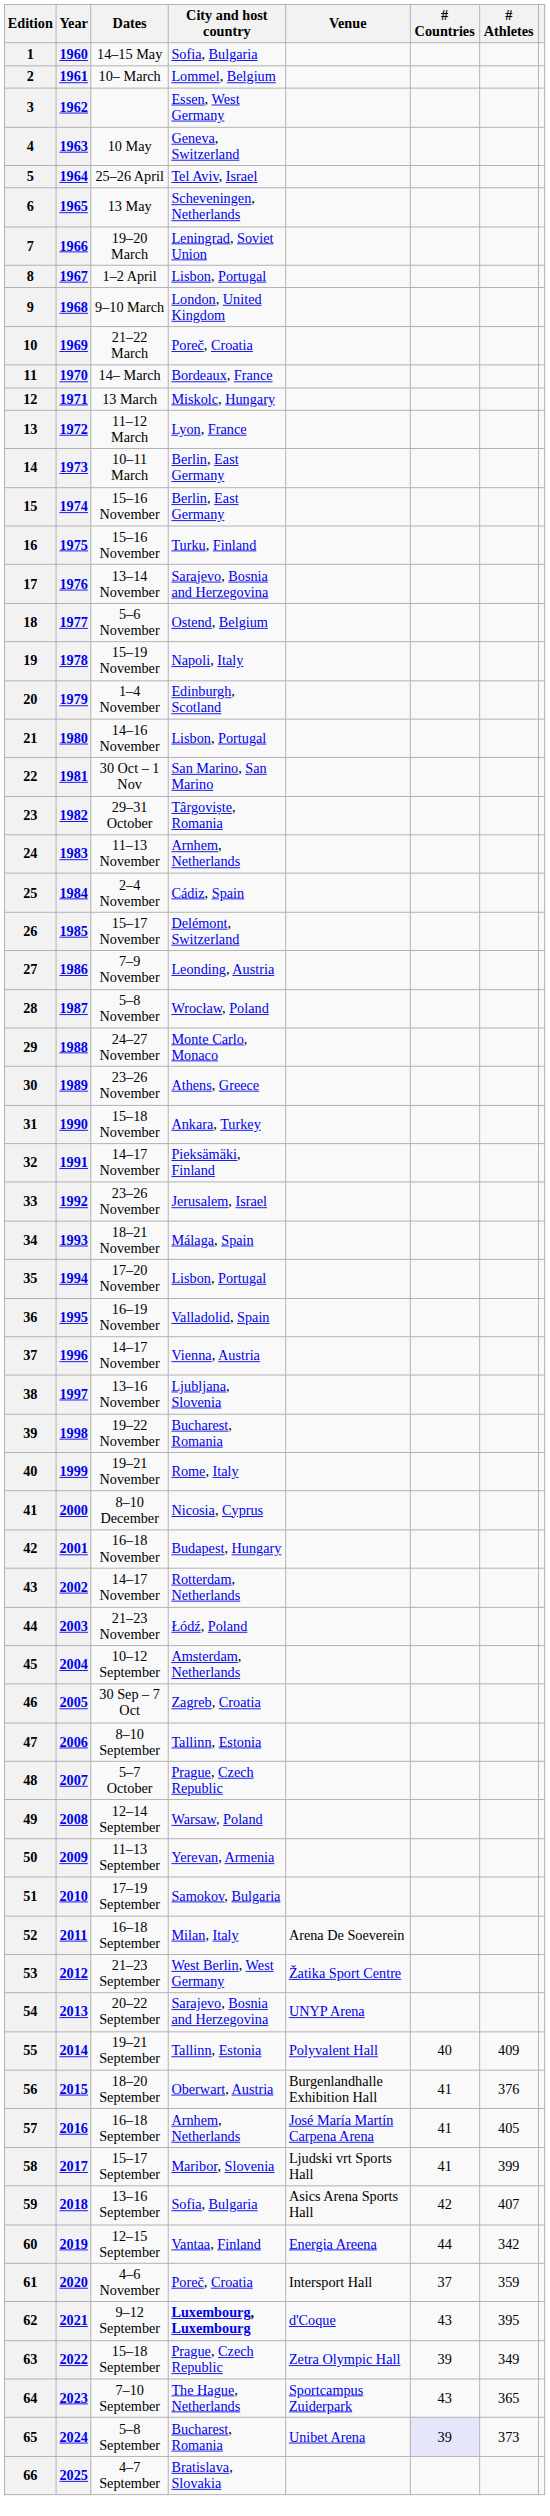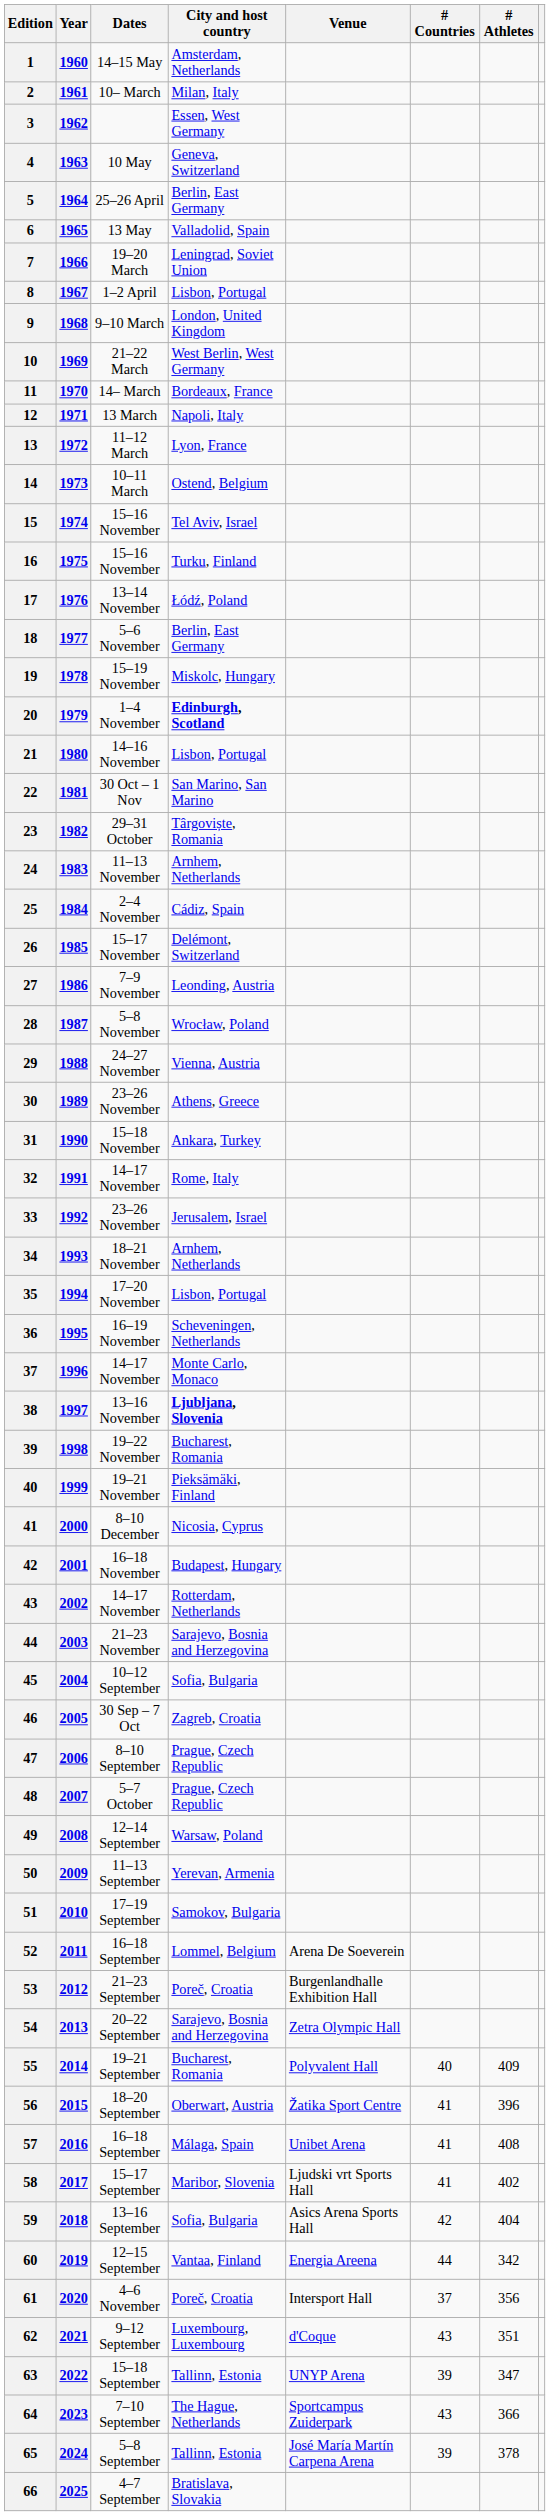(214, 54) Sofia, Bulgaria -> (206, 62) Amsterdam, Netherlands
(224, 76) Lommel, Belgium -> (205, 92) Milan, Italy
(214, 176) Tel Aviv, Israel -> (205, 200) Berlin, East Germany
(213, 207) Scheveningen, Netherlands -> (220, 231) Valladolid, Spain
(212, 345) Poreč, Croatia -> (223, 361) West Berlin, West Germany
(223, 398) Miskolc, Hungary -> (207, 414) Napoli, Italy
(205, 468) Berlin, East Germany -> (220, 484) Ostend, Belgium
(205, 506) Berlin, East Germany -> (214, 522) Tel Aviv, Israel
(220, 583) Sarajevo, Bosnia and Herzegovina -> (209, 599) Łódź, Poland
(220, 622) Ostend, Belgium -> (205, 638) Berlin, East Germany
(207, 661) Napoli, Italy -> (223, 677) Miskolc, Hungary
(203, 699) normal -> (206, 715) bold
(209, 1047) Monte Carlo, Monaco -> (216, 1063) Vienna, Austria
(206, 1163) Pieksämäki, Finland -> (205, 1179) Rome, Italy
(213, 1240) Málaga, Spain -> (206, 1256) Arnhem, Netherlands
(220, 1317) Valladolid, Spain -> (213, 1333) Scheveningen, Netherlands
(216, 1356) Vienna, Austria -> (209, 1372) Monte Carlo, Monaco
(200, 1394) normal -> (204, 1410) bold
(205, 1471) Rome, Italy -> (206, 1487) Pieksämäki, Finland
(209, 1626) Łódź, Poland -> (220, 1642) Sarajevo, Bosnia and Herzegovina
(206, 1664) Amsterdam, Netherlands -> (214, 1680) Sofia, Bulgaria
(216, 1742) Tallinn, Estonia -> (213, 1758) Prague, Czech Republic
(205, 1935) Milan, Italy -> (224, 1951) Lommel, Belgium
(223, 1973) West Berlin, West Germany -> (212, 1989) Poreč, Croatia
(345, 1973) Žatika Sport Centre -> (336, 1989) Burgenlandhalle Exhibition Hall
(327, 2012) UNYP Arena -> (345, 2028) Zetra Olympic Hall
(216, 2050) Tallinn, Estonia -> (202, 2066) Bucharest, Romania
(336, 2089) Burgenlandhalle Exhibition Hall -> (345, 2105) Žatika Sport Centre
(509, 2089) 376 -> (509, 2105) 396
(206, 2128) Arnhem, Netherlands -> (213, 2144) Málaga, Spain
(341, 2128) José María Martín Carpena Arena -> (327, 2144) Unibet Arena
(509, 2128) 405 -> (509, 2144) 408
(509, 2166) 399 -> (509, 2182) 402
(509, 2205) 407 -> (509, 2221) 404
(509, 2282) 359 -> (509, 2298) 356
(213, 2321) bold -> (210, 2337) normal
(509, 2321) 395 -> (509, 2337) 351
(213, 2359) Prague, Czech Republic -> (216, 2375) Tallinn, Estonia
(345, 2359) Zetra Olympic Hall -> (327, 2375) UNYP Arena
(509, 2359) 349 -> (509, 2375) 347
(509, 2398) 365 -> (509, 2414) 366
(202, 2436) Bucharest, Romania -> (216, 2452) Tallinn, Estonia
(327, 2436) Unibet Arena -> (341, 2452) José María Martín Carpena Arena
(445, 2436) lavender background -> (445, 2452) no background
(509, 2436) 373 -> (509, 2452) 378
